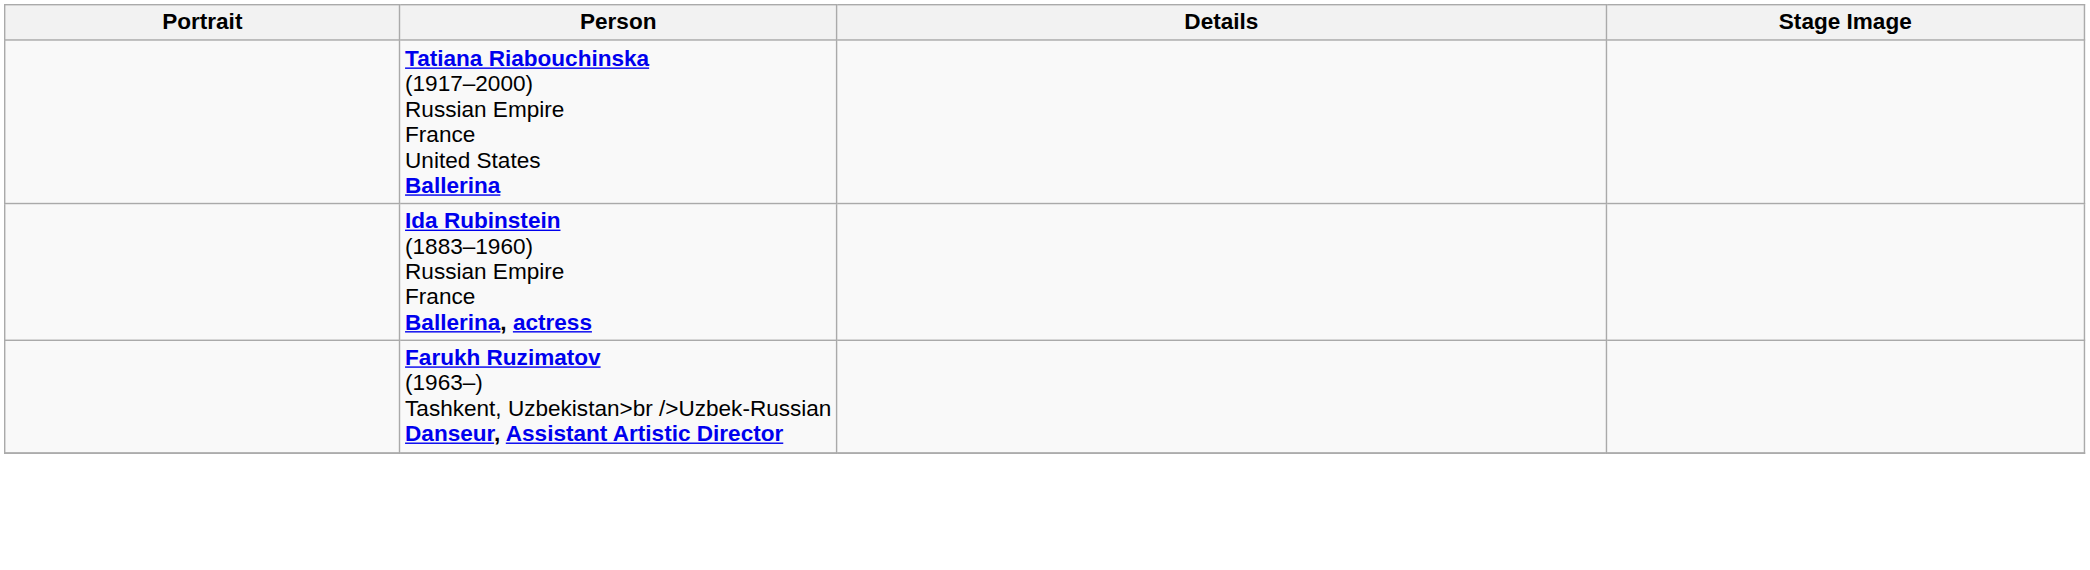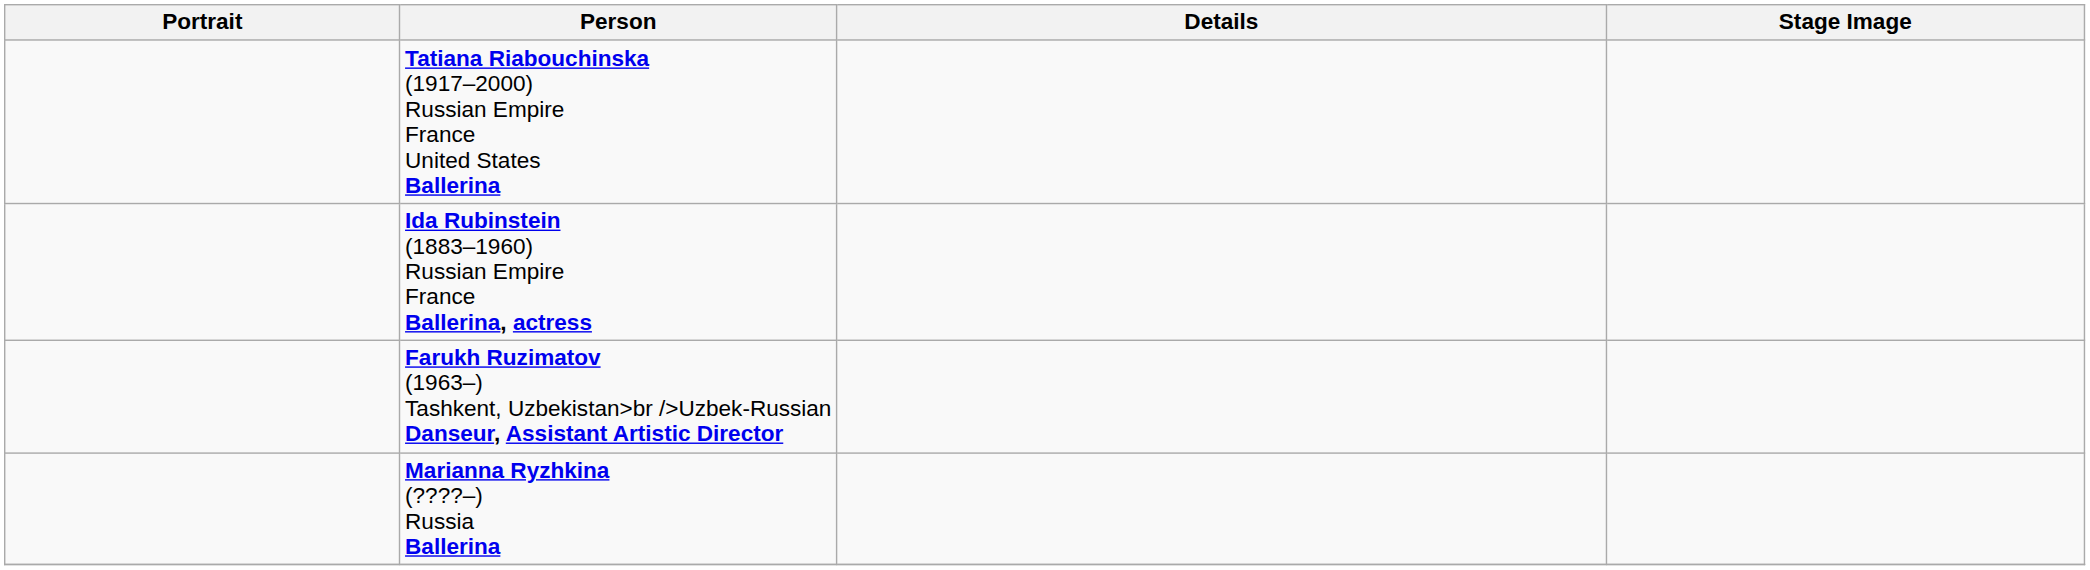+ row: (507, 508)
